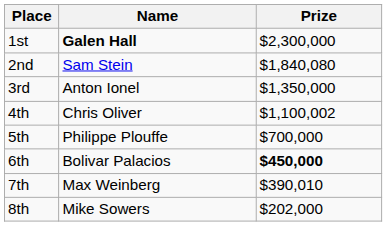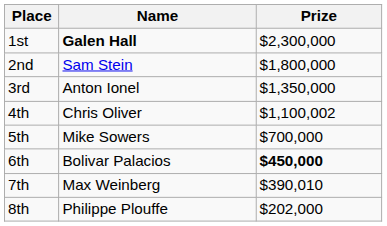(298, 64) $1,840,080 -> (298, 64) $1,800,000
(115, 137) Philippe Plouffe -> (106, 137) Mike Sowers
(106, 209) Mike Sowers -> (115, 209) Philippe Plouffe
